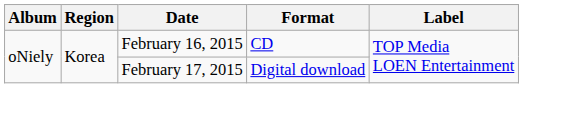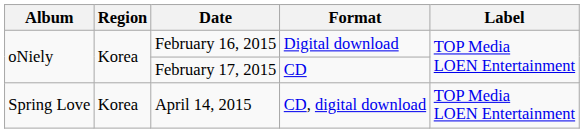(262, 43) CD -> (341, 43) Digital download
(308, 69) Digital download -> (295, 69) CD
+ row: (203, 105)
